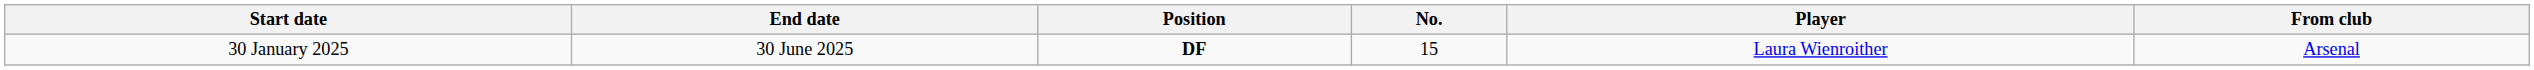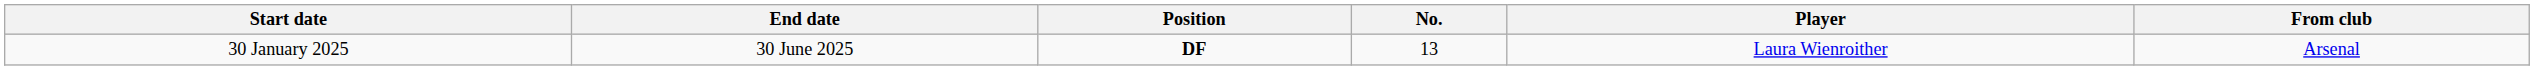(1429, 49) 15 -> (1429, 49) 13
